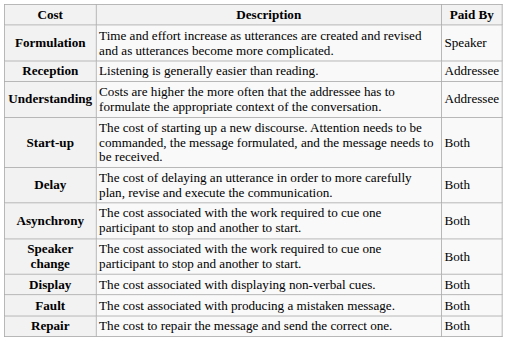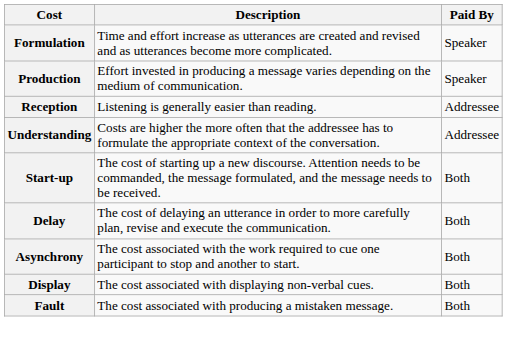+ row: (49, 78)
- row: (50, 256)
- row: (50, 326)
